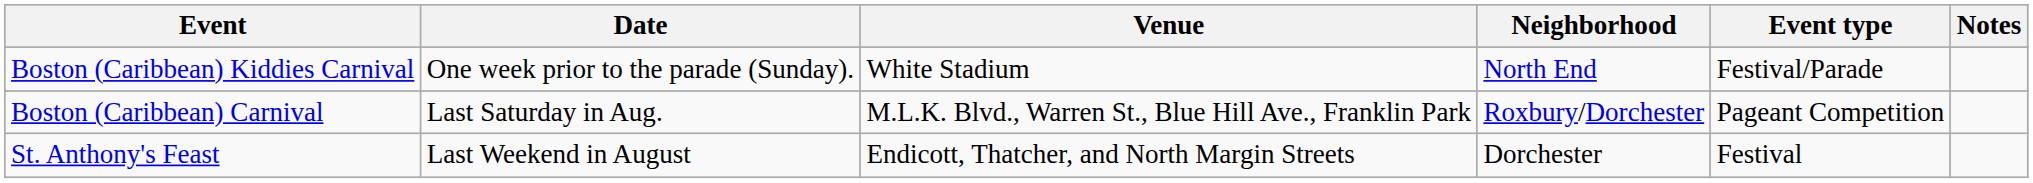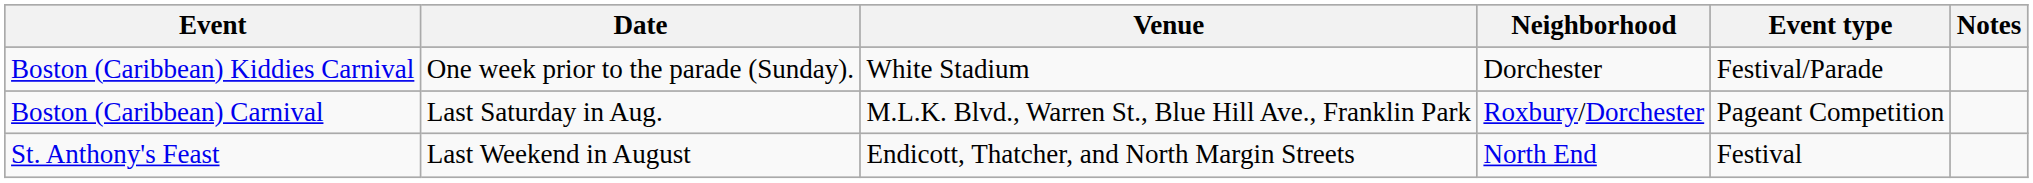(1540, 68) North End -> (1543, 68) Dorchester
(1543, 154) Dorchester -> (1540, 154) North End
